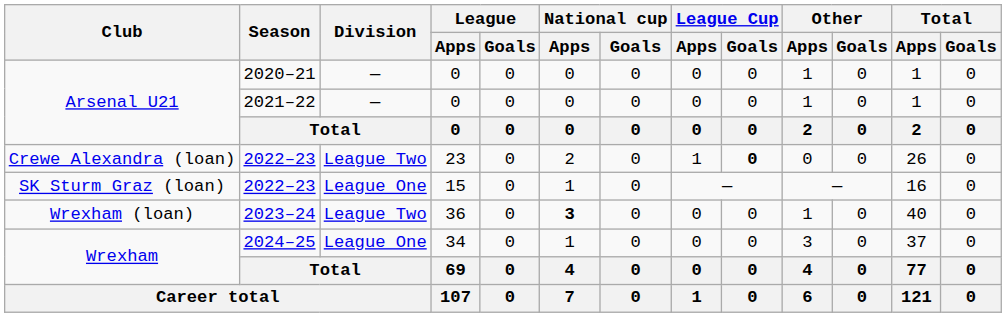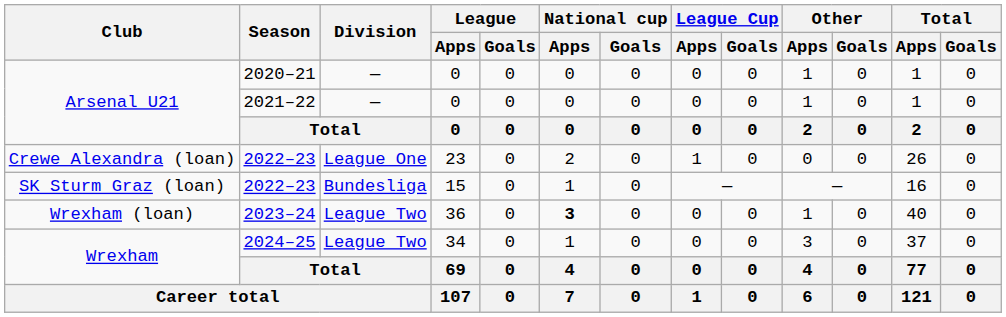(375, 158) League Two -> (375, 158) League One
(752, 158) bold -> (752, 158) normal
(375, 186) League One -> (375, 186) Bundesliga
(375, 242) League One -> (375, 242) League Two
